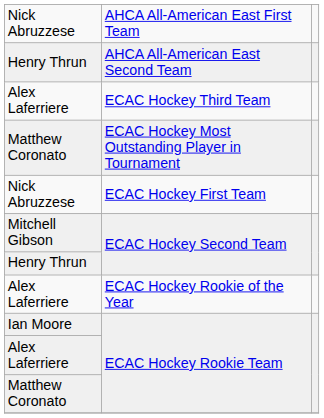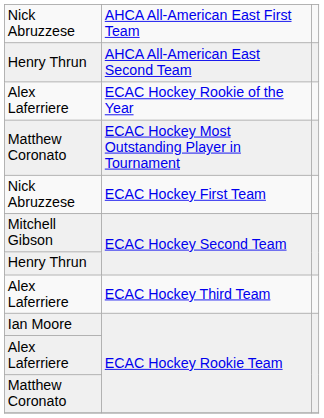rows swapped: (38, 294) <-> (38, 101)
